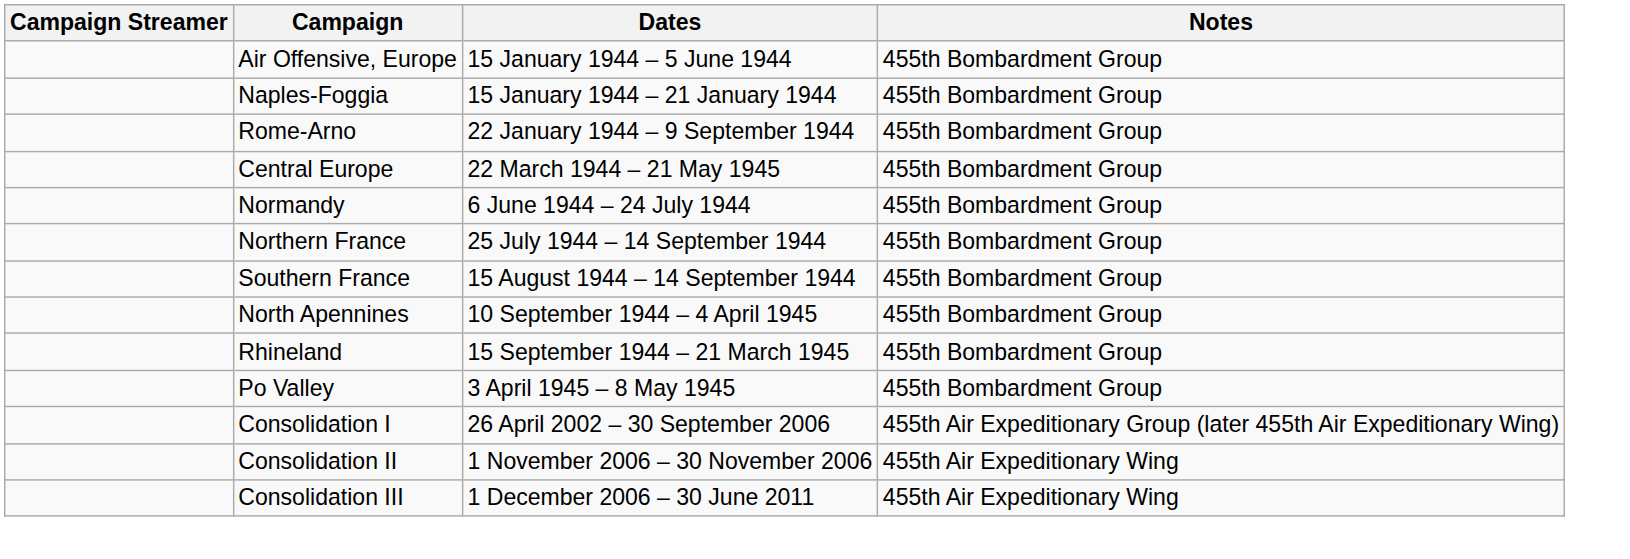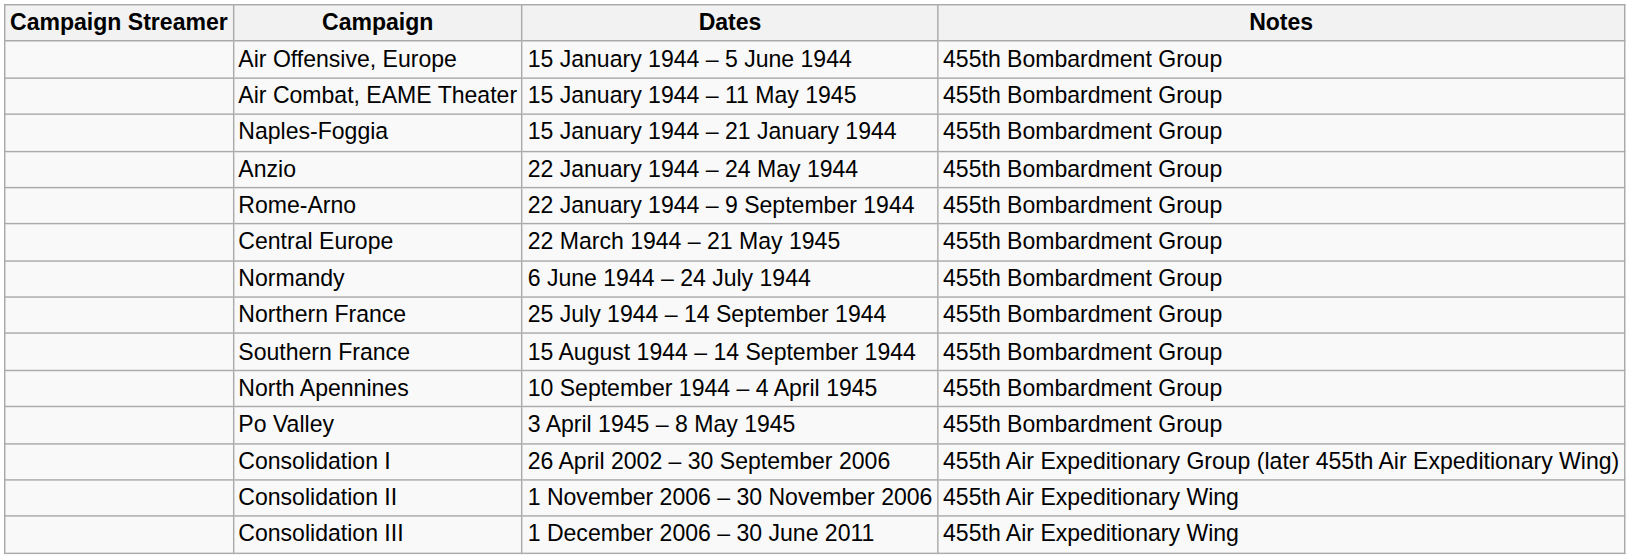+ row: (378, 95)
+ row: (267, 168)
- row: (290, 351)
